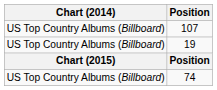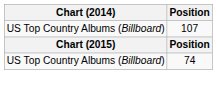- row: (190, 45)
